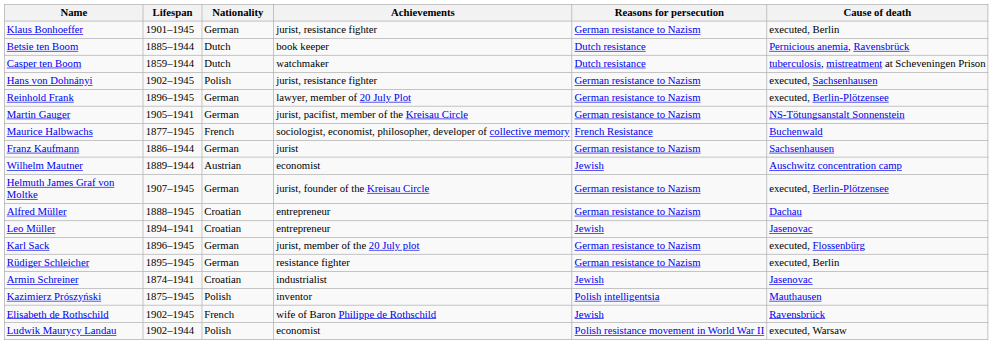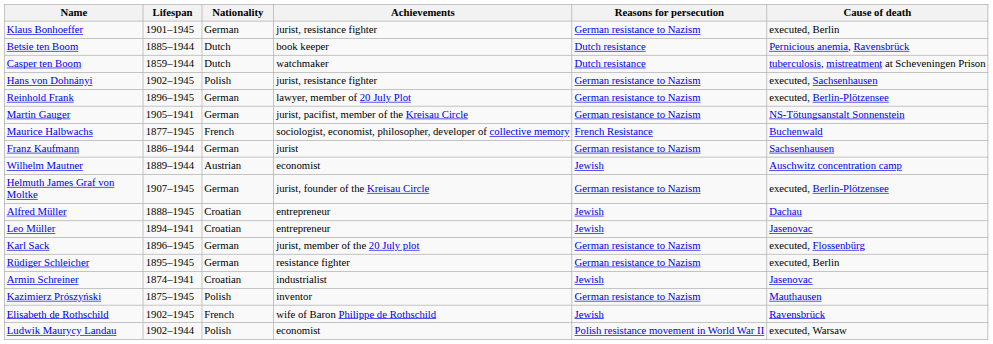(638, 212) German resistance to Nazism -> (589, 212) Jewish
(617, 297) Polish intelligentsia -> (638, 297) German resistance to Nazism
